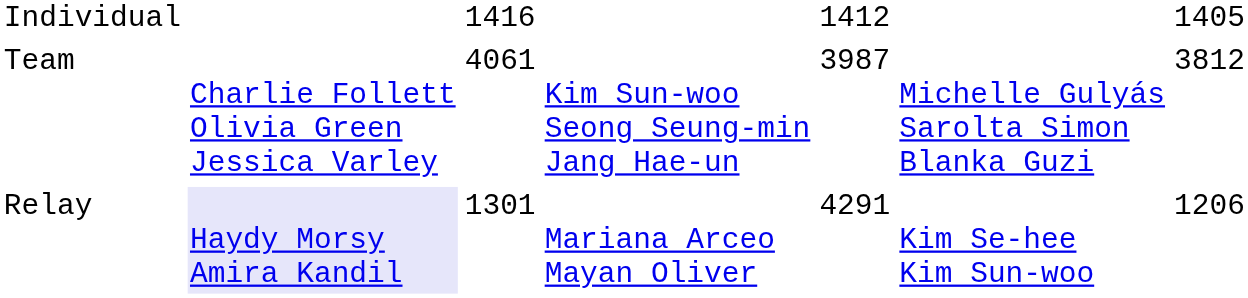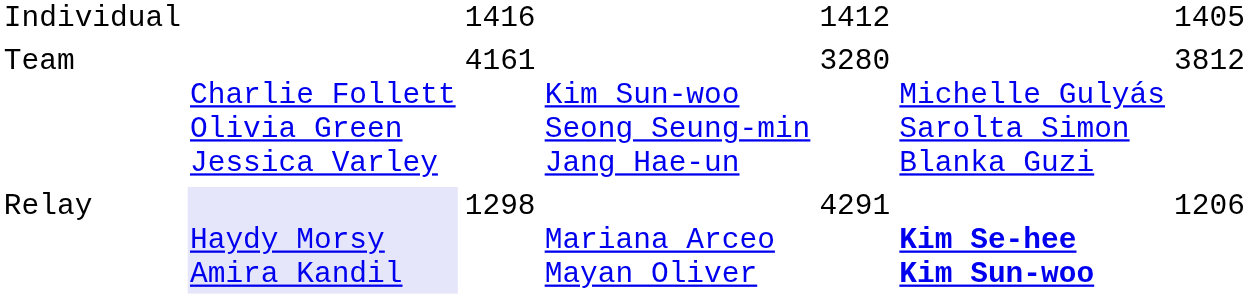(500, 61) 4061 -> (500, 61) 4161
(855, 61) 3987 -> (855, 61) 3280
(500, 206) 1301 -> (500, 206) 1298
(997, 257) normal -> (997, 257) bold
